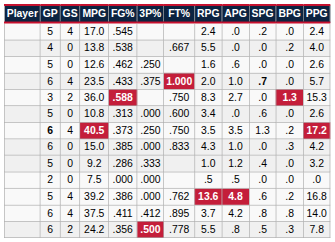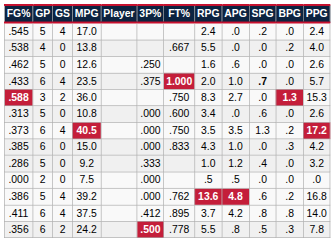columns swapped: (22, 14) <-> (123, 14)
(50, 130) bold -> (43, 130) normal
(150, 130) .250 -> (150, 130) .000
